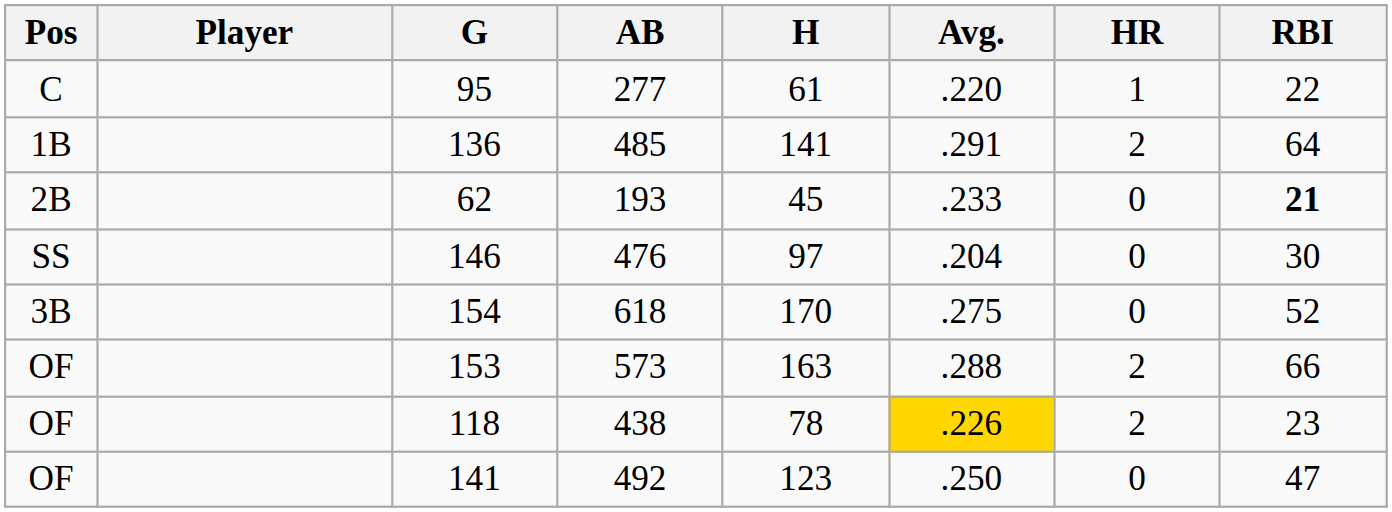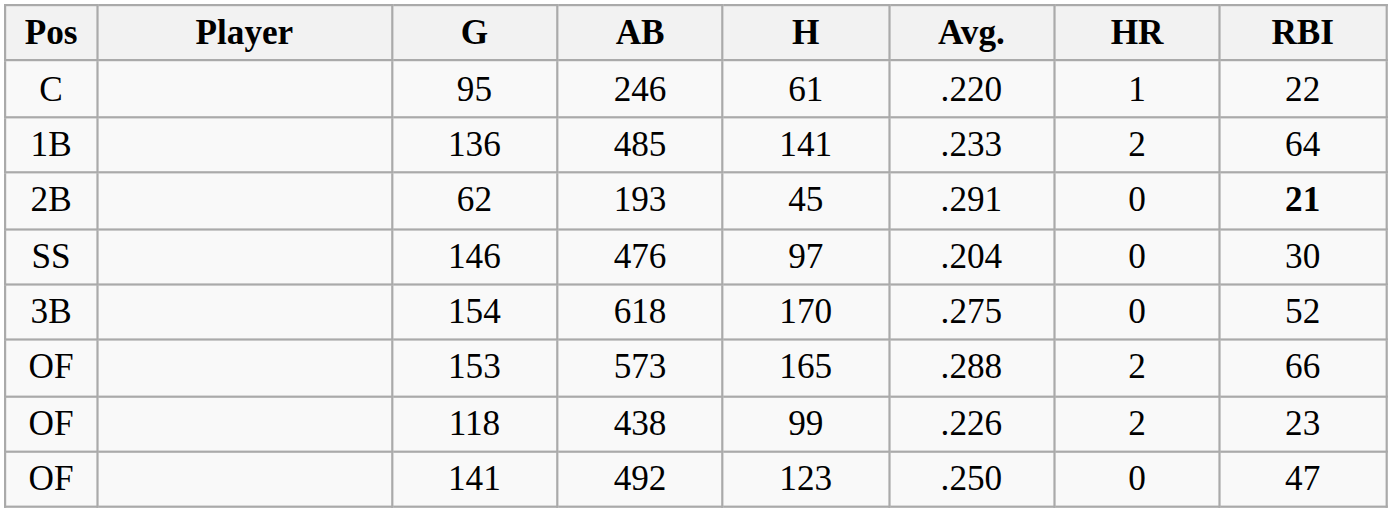(640, 88) 277 -> (640, 88) 246
(971, 144) .291 -> (971, 144) .233
(971, 199) .233 -> (971, 199) .291
(806, 367) 163 -> (806, 367) 165
(806, 423) 78 -> (806, 423) 99
(971, 423) gold background -> (971, 423) no background
